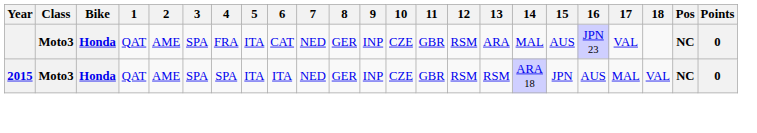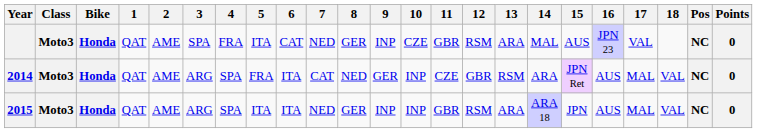+ row: (20, 75)
(197, 75) SPA -> (199, 110) ARG
(401, 75) CZE -> (416, 110) INP
(496, 75) RSM -> (511, 110) ARA
